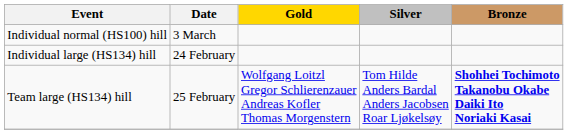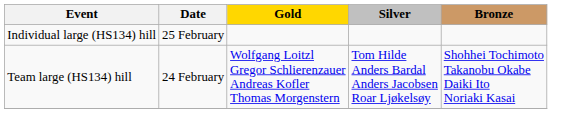- row: (87, 34)
(204, 55) 24 February -> (193, 34) 25 February
(204, 97) 25 February -> (193, 76) 24 February
(507, 97) bold -> (494, 76) normal
